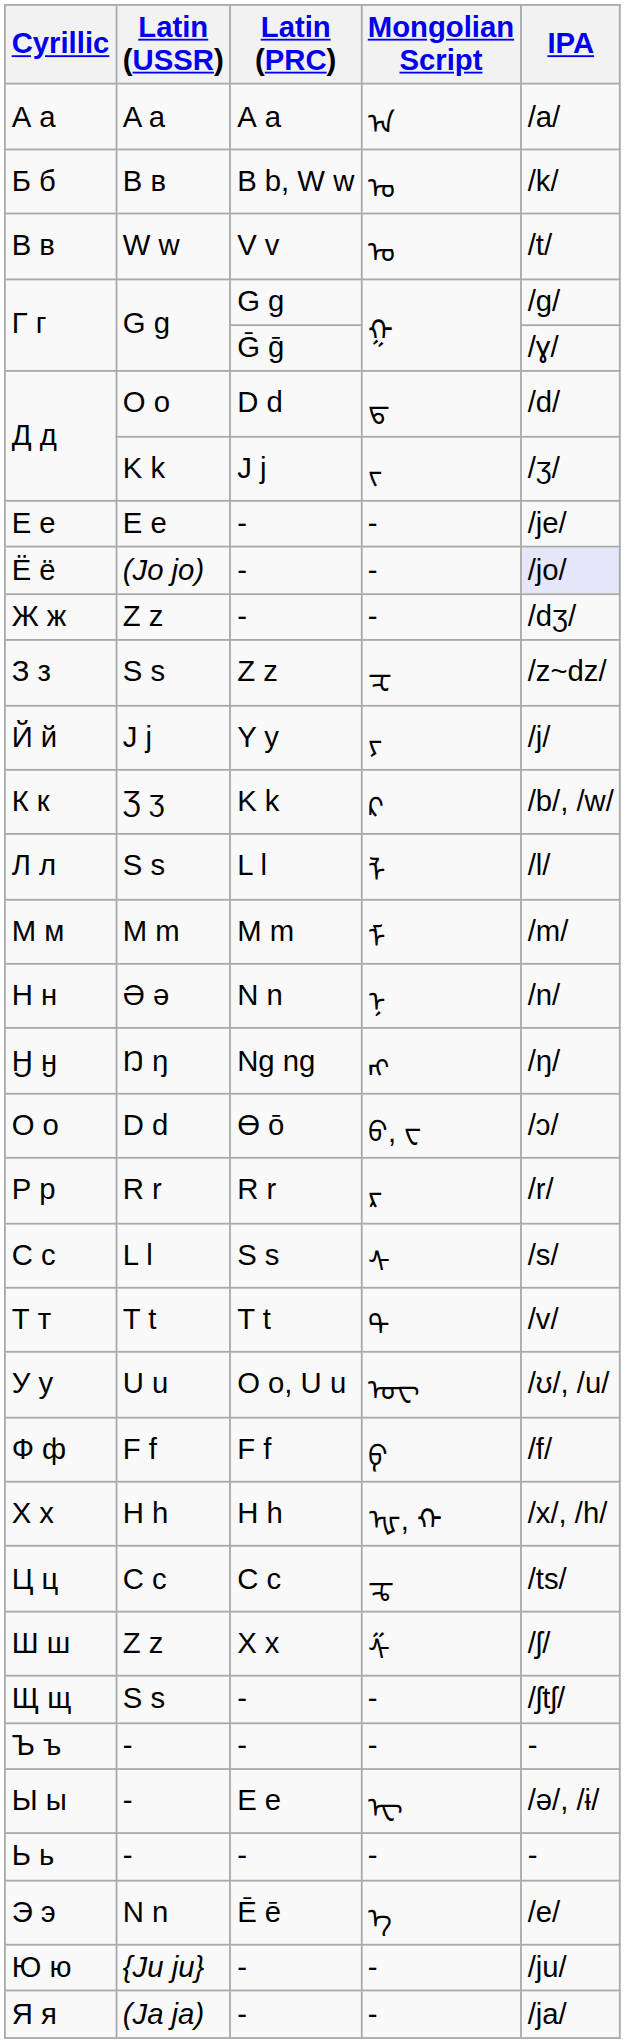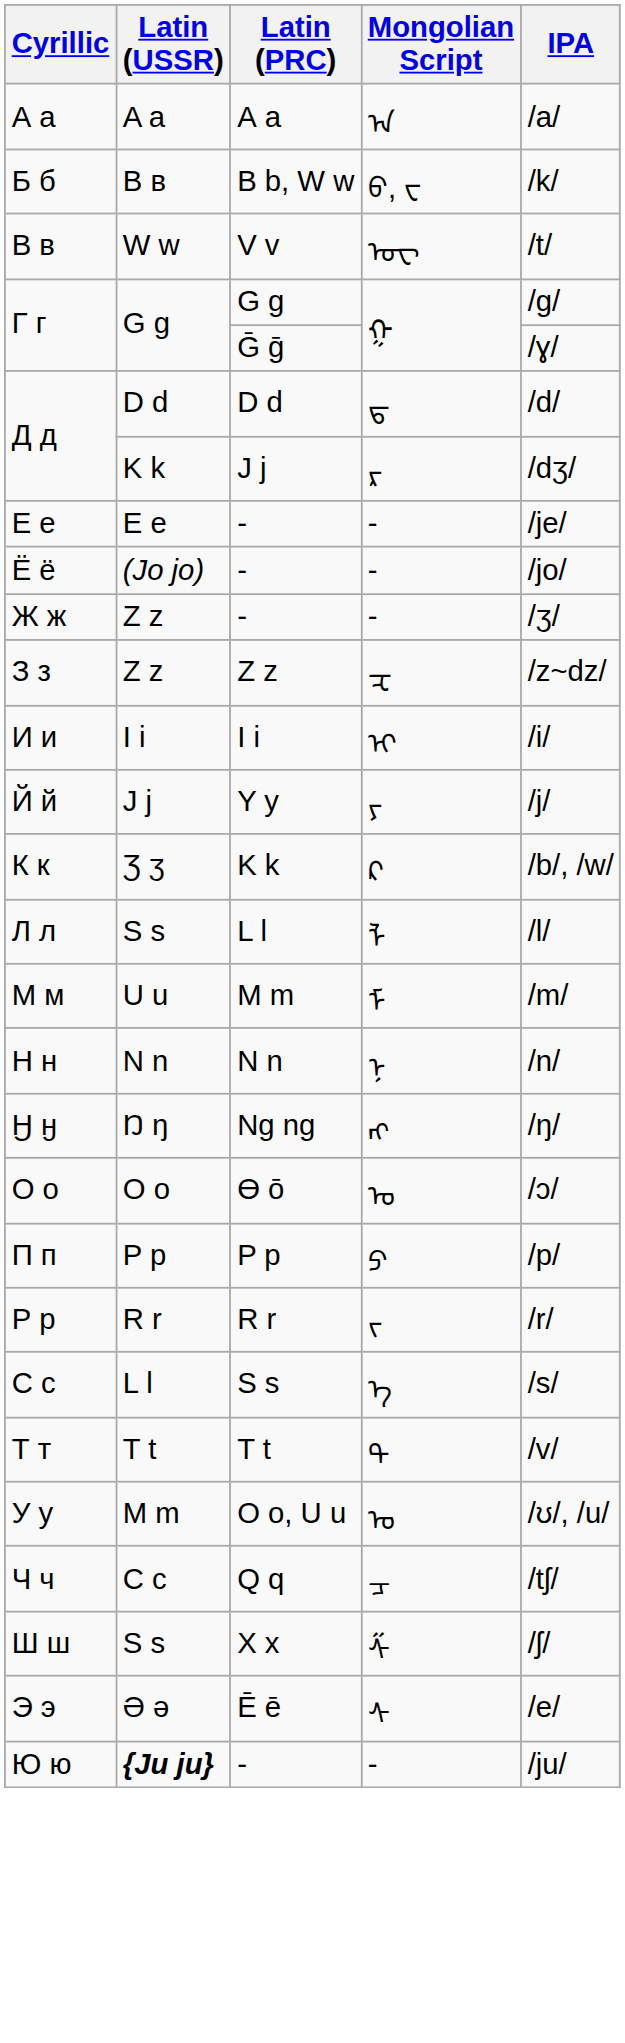(382, 188) ᠤ -> (395, 188) ᠪ, ᠸ
(382, 253) ᠣ -> (393, 253) ᠣᠸ
(146, 403) O o -> (146, 403) D d
(375, 475) ᠵ -> (375, 475) ᠷ
(544, 468) /ʒ/ -> (552, 468) /dʒ/
(547, 570) lavender background -> (547, 570) no background
(552, 616) /dʒ/ -> (544, 616) /ʒ/
(144, 672) S s -> (143, 672) Z z
+ row: (34, 736)
(151, 931) M m -> (146, 995) U u
(146, 995) Ə ə -> (146, 1060) N n
(146, 1125) D d -> (146, 1189) O o
(395, 1132) ᠪ, ᠸ -> (382, 1197) ᠤ
+ row: (34, 1254)
(375, 1197) ᠷ -> (375, 1326) ᠵ
(379, 1262) ᠰ -> (380, 1391) ᠡ
(146, 1384) U u -> (151, 1513) M m
(393, 1391) ᠣᠸ -> (382, 1520) ᠣ
- row: (39, 1448)
- row: (33, 1513)
- row: (35, 1578)
+ row: (33, 1578)
(143, 1643) Z z -> (144, 1643) S s
- row: (42, 1698)
- row: (36, 1745)
- row: (39, 1800)
- row: (33, 1856)
(146, 1911) N n -> (146, 1707) Ə ə
(380, 1919) ᠡ -> (379, 1715) ᠰ
(164, 1967) normal -> (168, 1763) bold
- row: (34, 2013)
